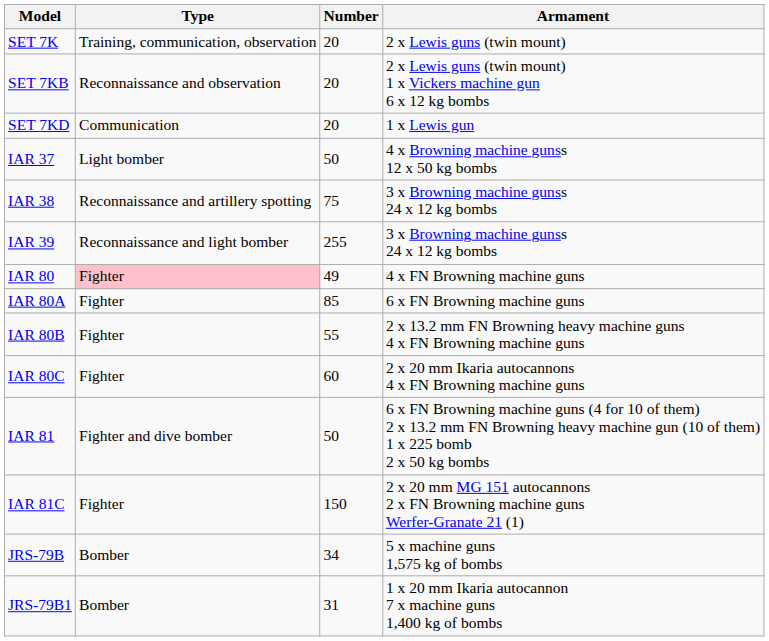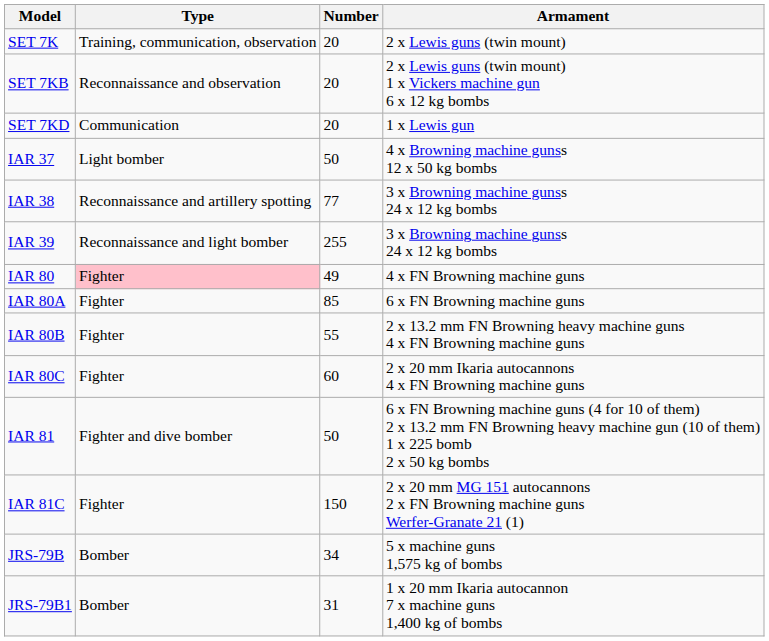(331, 200) 75 -> (331, 200) 77
